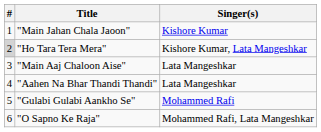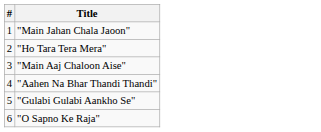- column: (238, 13)
(9, 48) lightgrey background -> (9, 48) no background
